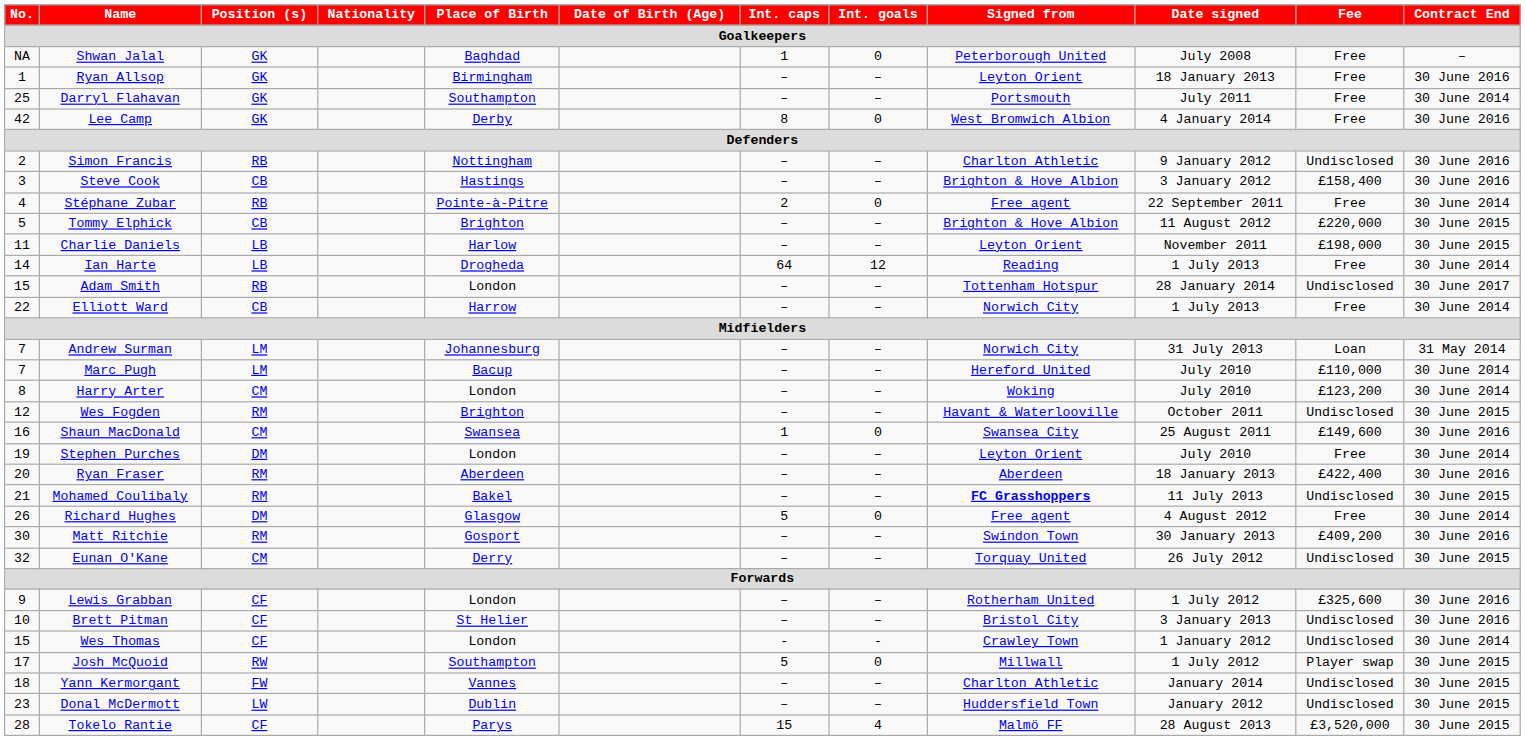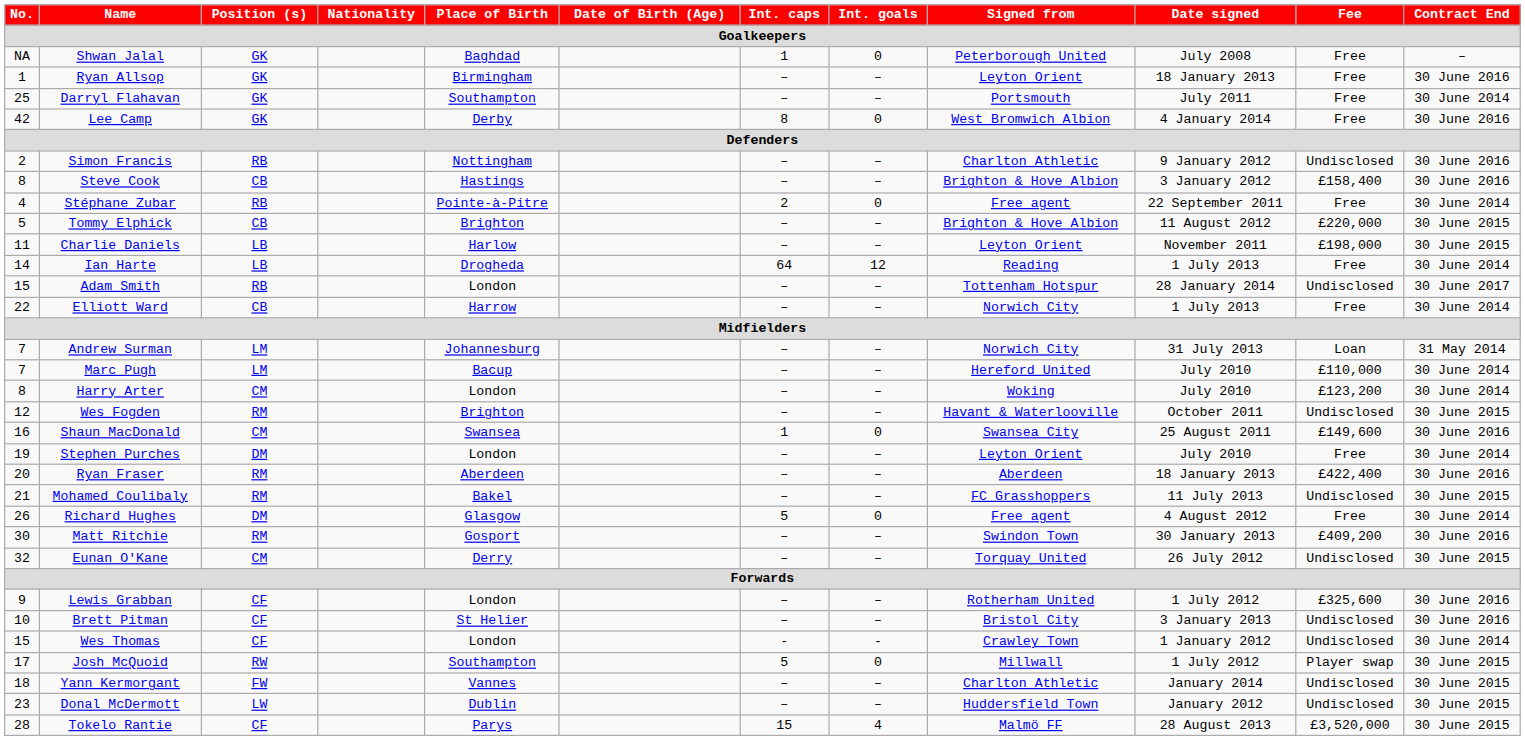(22, 182) 3 -> (22, 182) 8
(1031, 496) bold -> (1031, 496) normal
